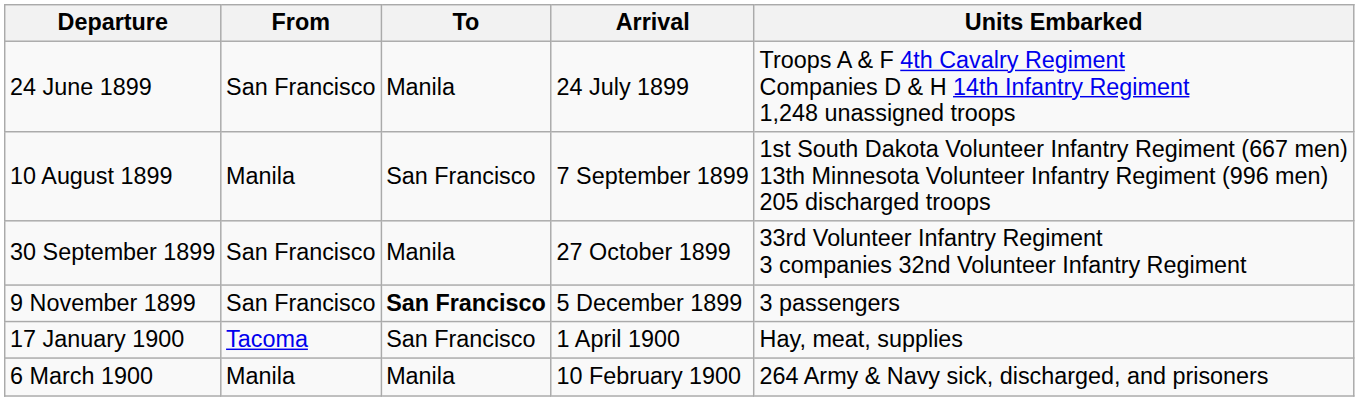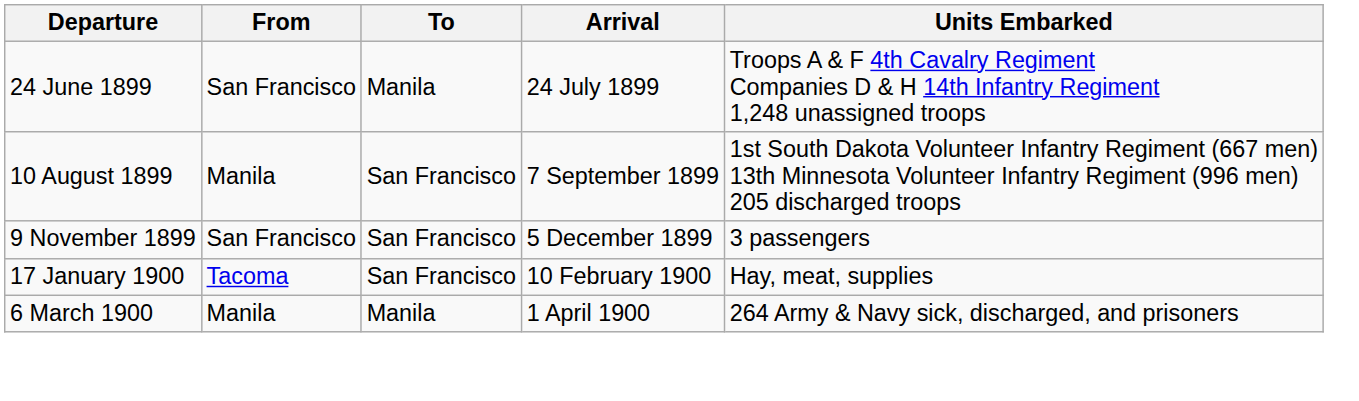- row: (113, 252)
(466, 302) bold -> (441, 239) normal
(618, 339) 1 April 1900 -> (619, 276) 10 February 1900
(649, 376) 10 February 1900 -> (588, 313) 1 April 1900
